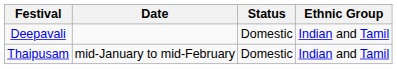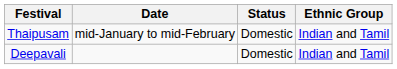rows swapped: (38, 53) <-> (38, 34)
